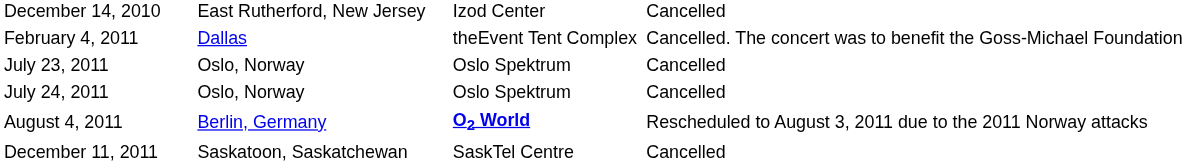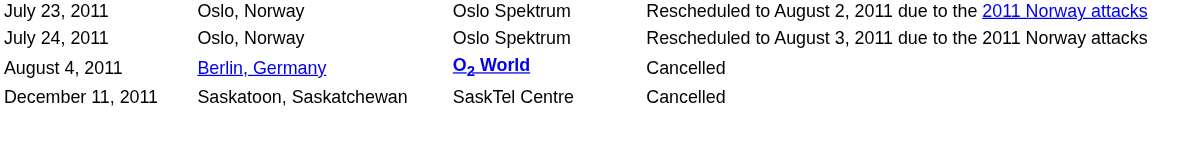- row: (82, 10)
- row: (71, 38)
(686, 65) Cancelled -> (897, 10) Rescheduled to August 2, 2011 due to the 2011 Norway attacks
(686, 92) Cancelled -> (897, 38) Rescheduled to August 3, 2011 due to the 2011 Norway attacks
(897, 122) Rescheduled to August 3, 2011 due to the 2011 Norway attacks -> (686, 67) Cancelled
